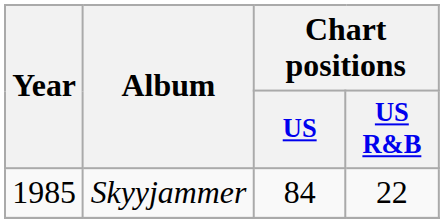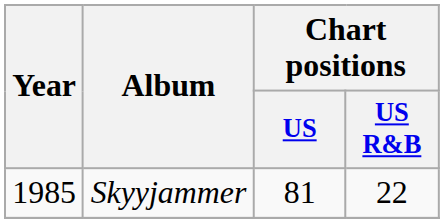(300, 192) 84 -> (300, 192) 81
